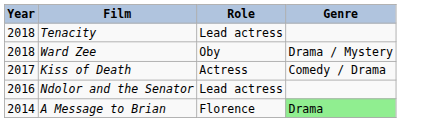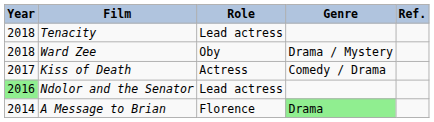+ column: (412, 14)
(21, 89) no background -> (21, 89) lightgreen background
